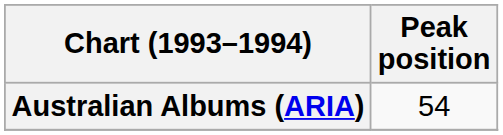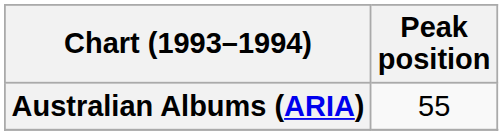(434, 105) 54 -> (434, 105) 55
